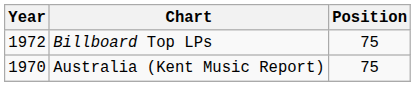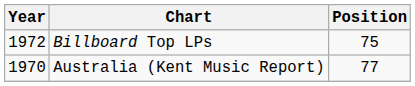(370, 68) 75 -> (370, 68) 77
